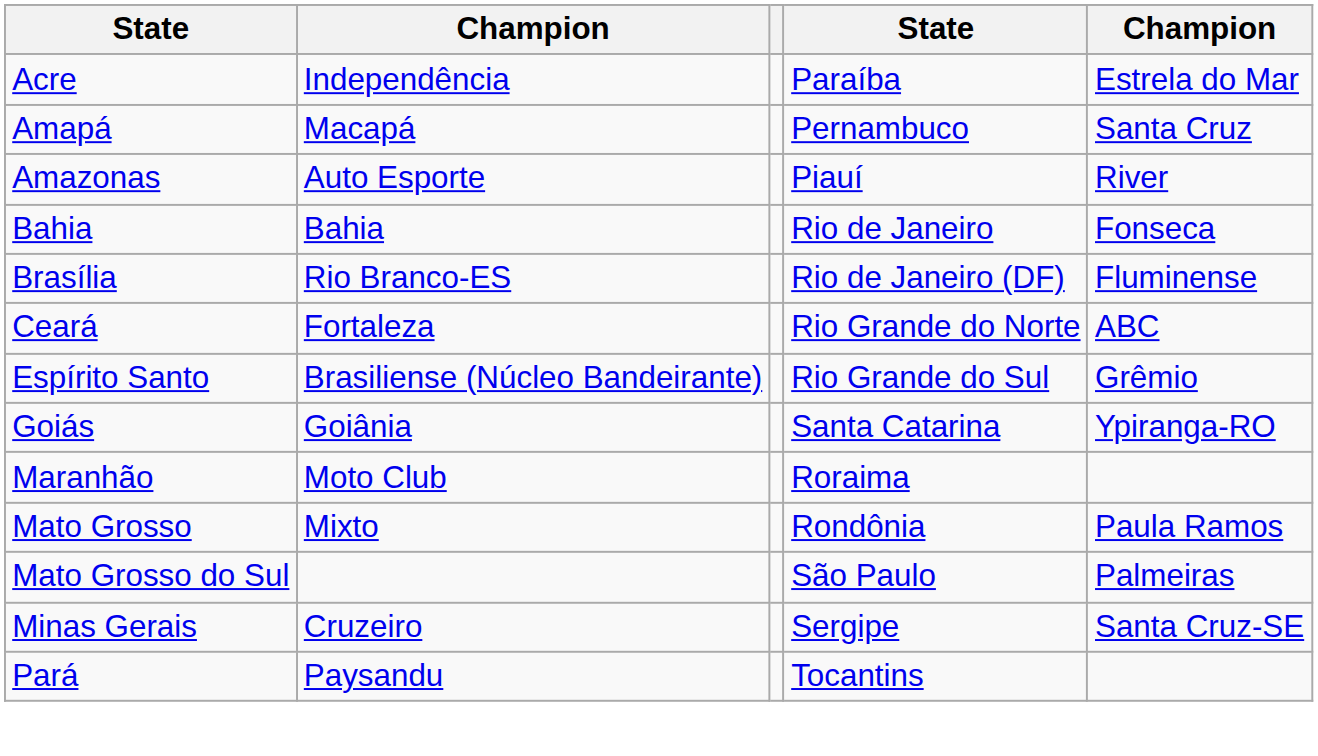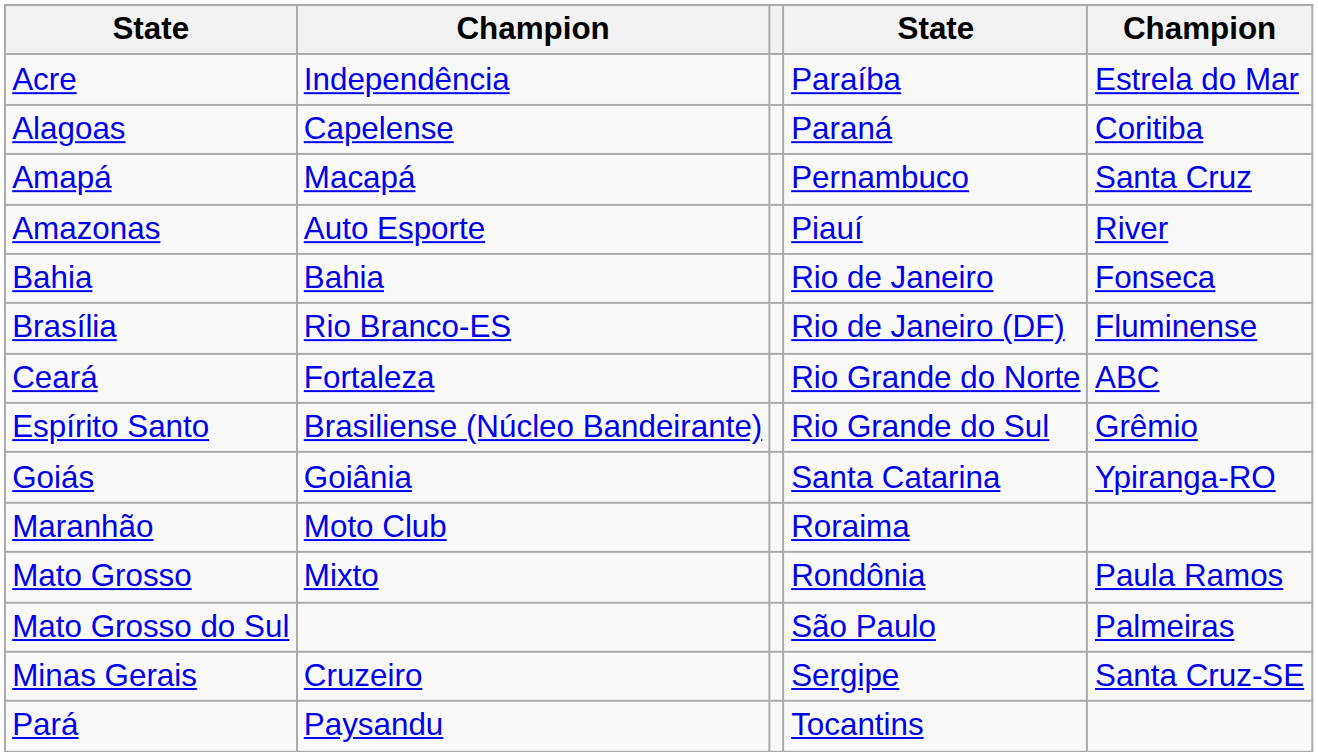+ row: (69, 128)
